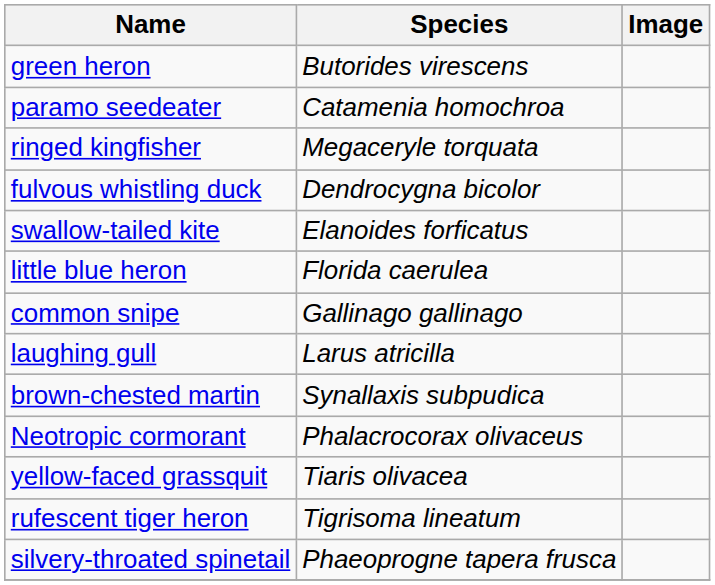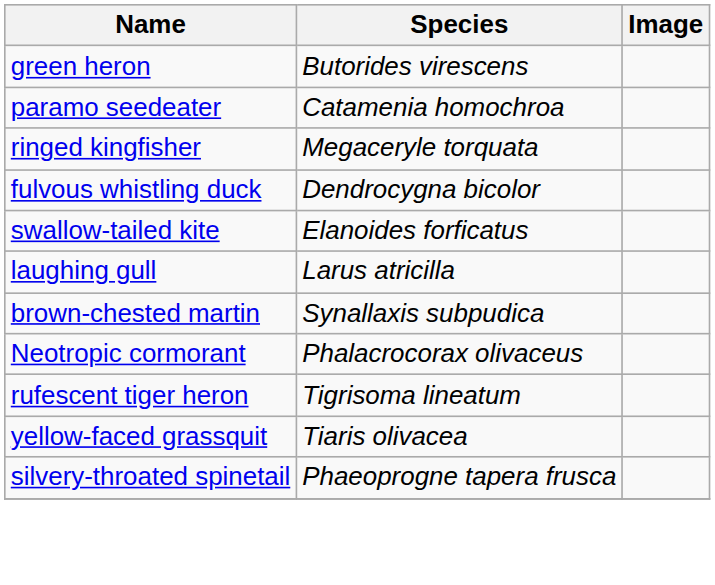- row: (99, 271)
- row: (95, 312)
rows swapped: (139, 477) <-> (130, 518)
